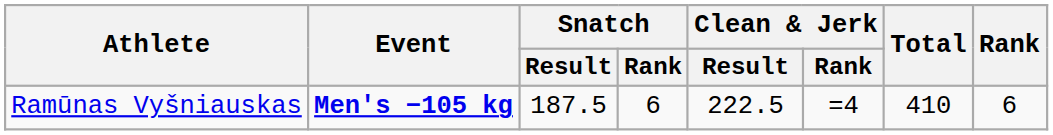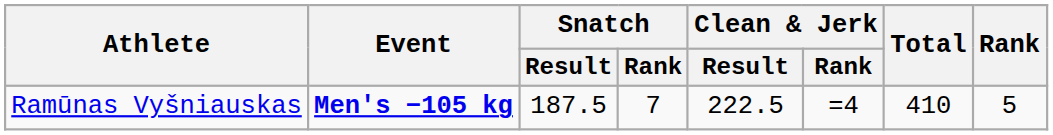(653, 107) 6 -> (653, 107) 7
(1010, 107) 6 -> (1010, 107) 5
